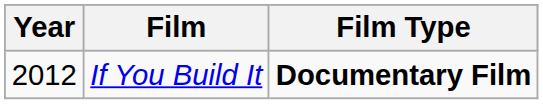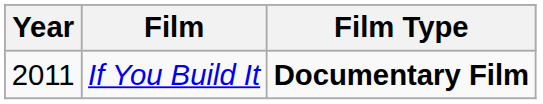(44, 74) 2012 -> (43, 74) 2011
